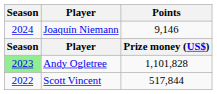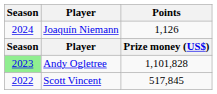(166, 30) 9,146 -> (166, 30) 1,126
(166, 81) 517,844 -> (166, 81) 517,845
